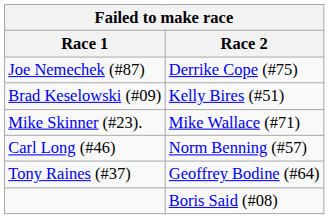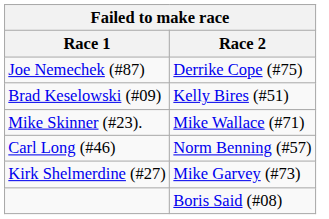+ row: (87, 174)
- row: (70, 174)
